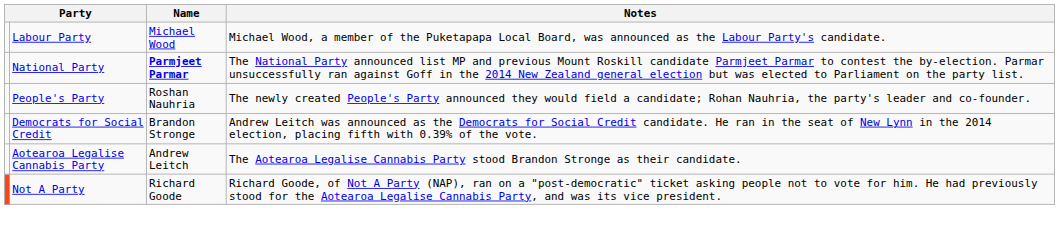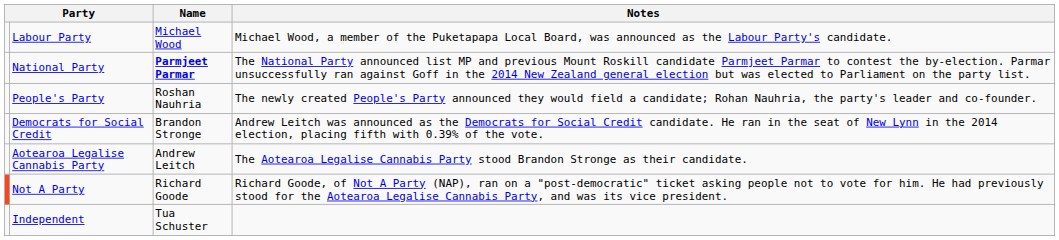+ row: (48, 220)
